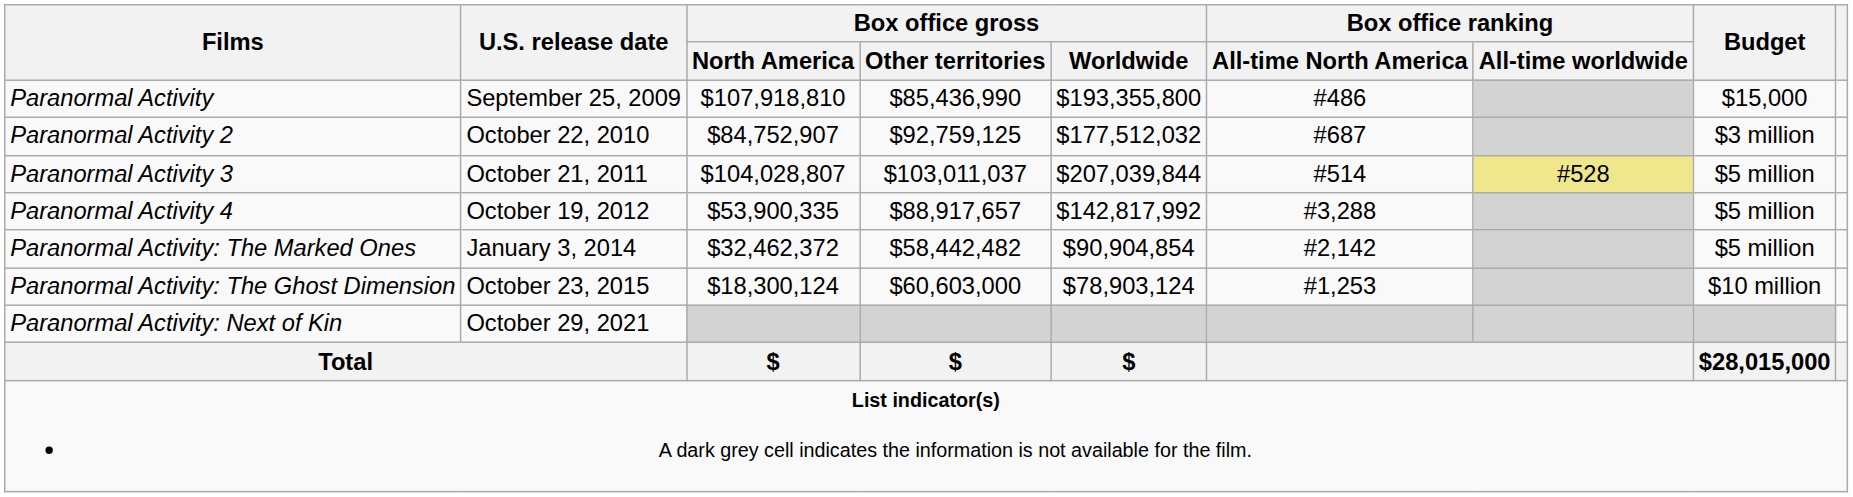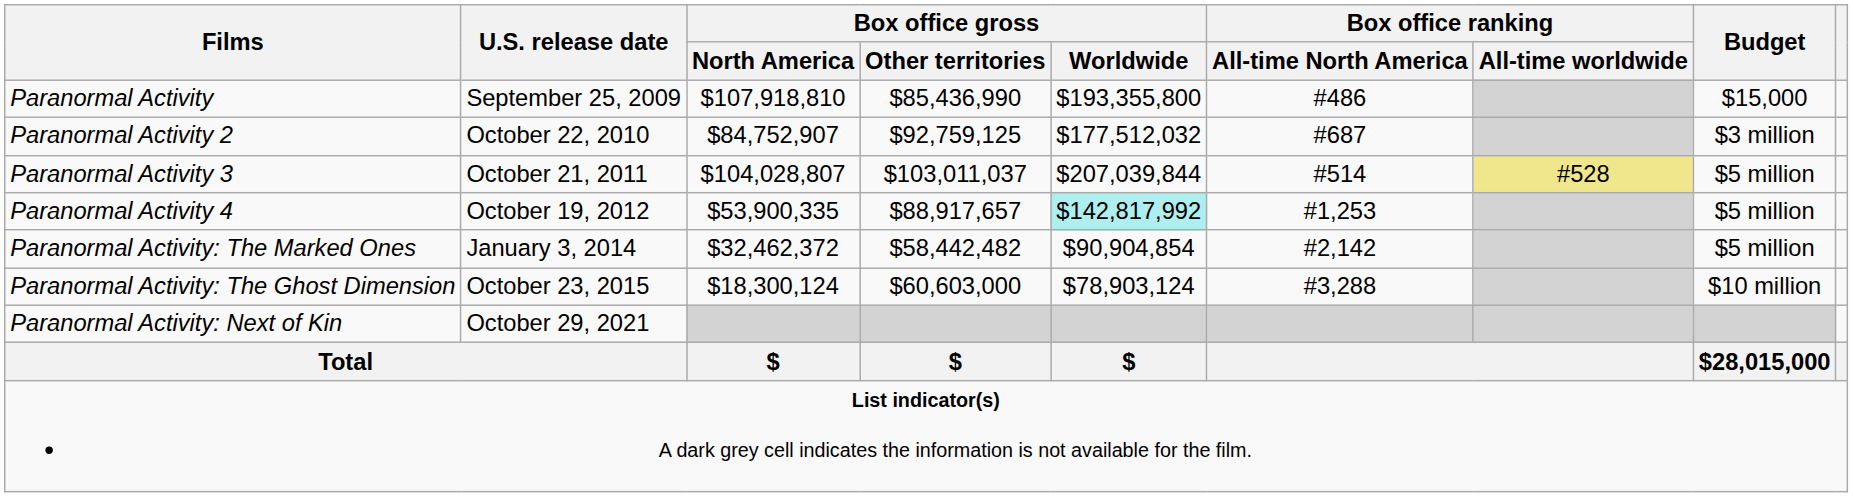(1129, 211) no background -> (1129, 211) paleturquoise background
(1340, 211) #3,288 -> (1340, 211) #1,253
(1340, 286) #1,253 -> (1340, 286) #3,288
